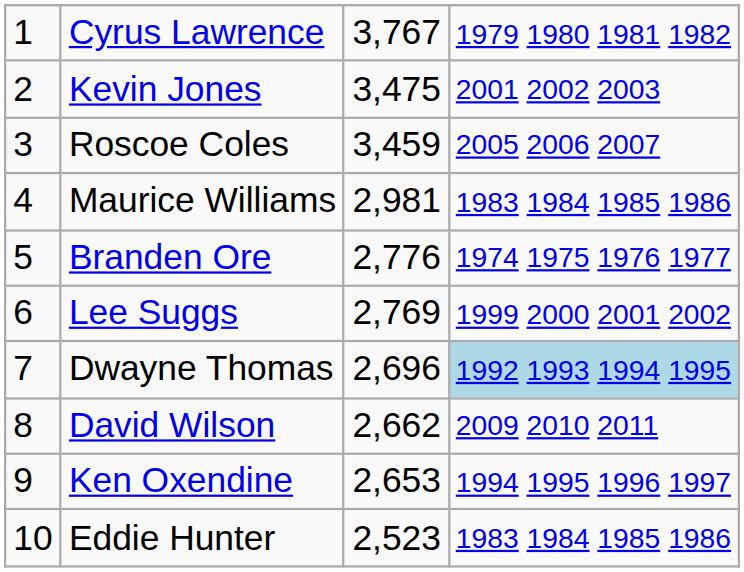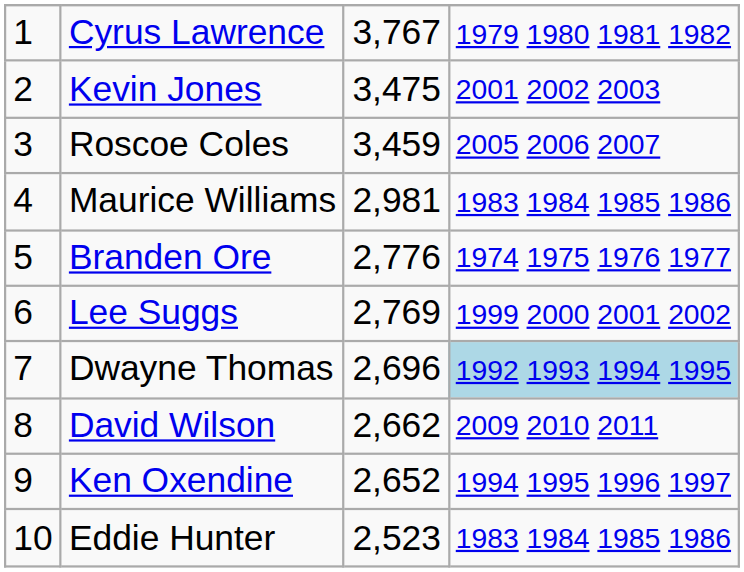(397, 481) 2,653 -> (397, 481) 2,652
